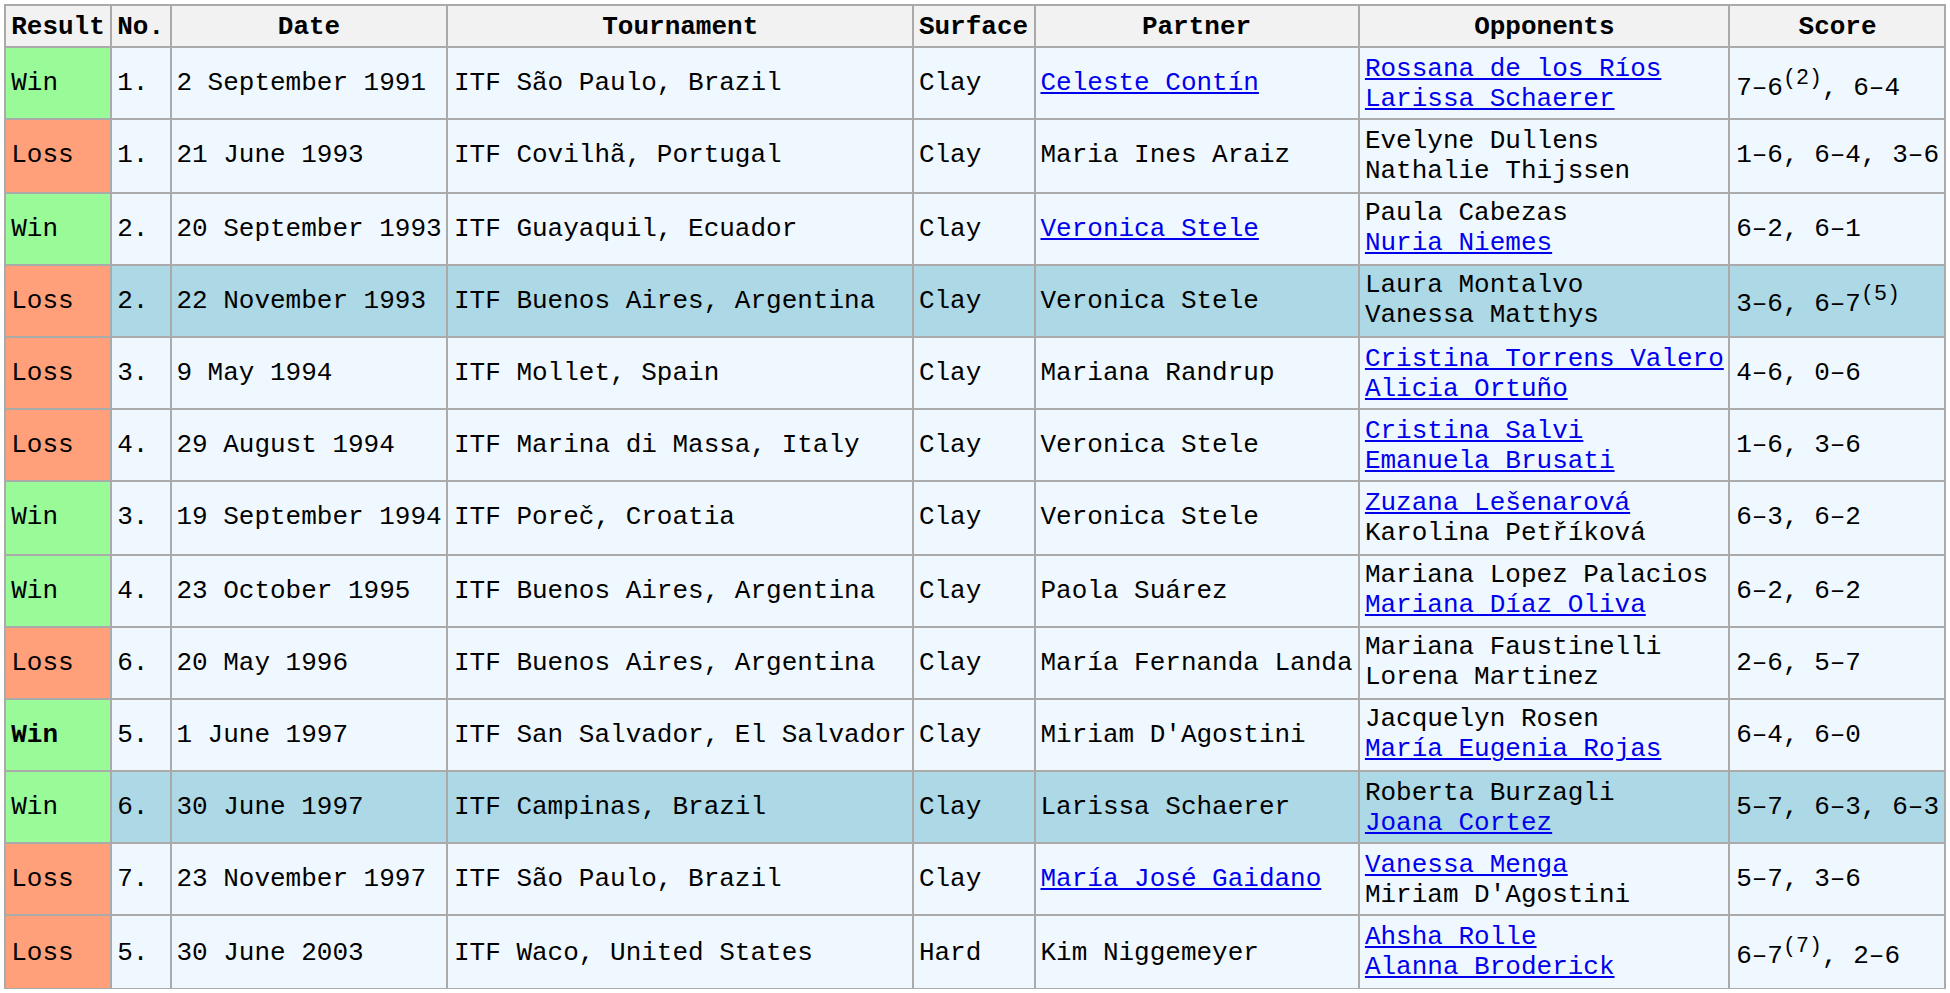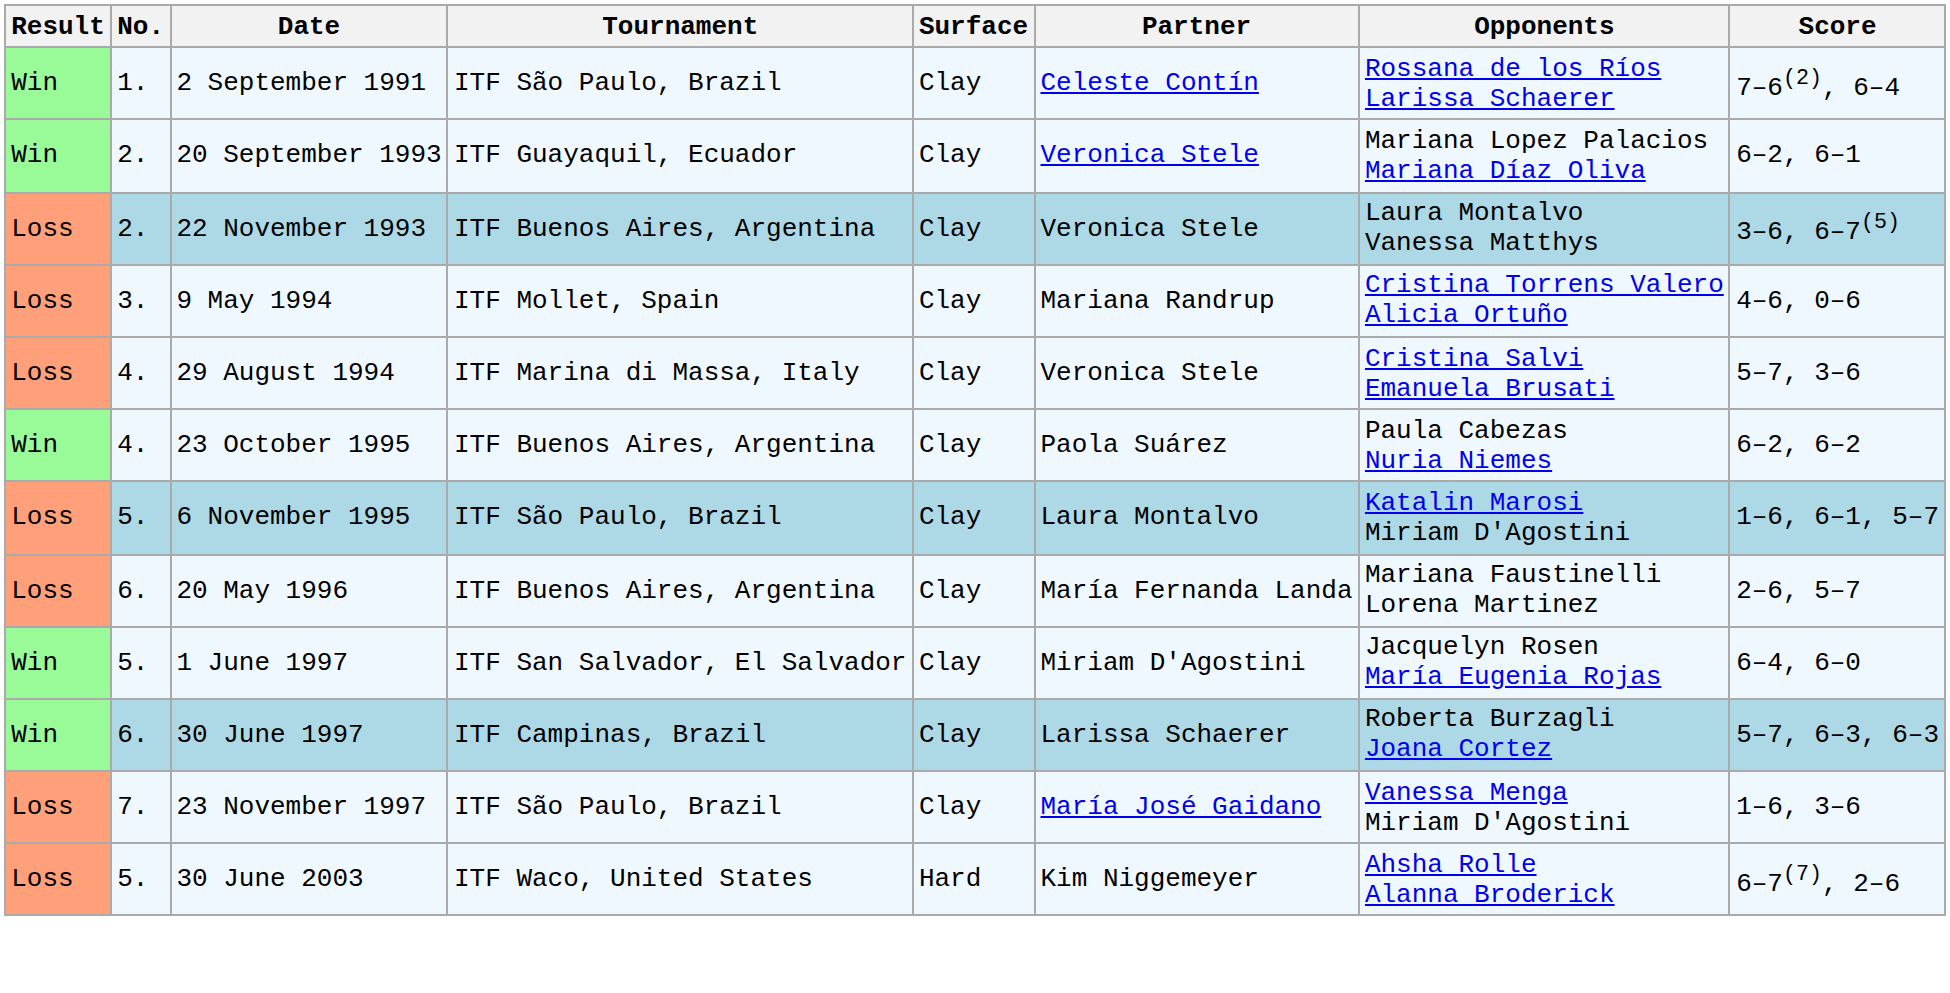- row: (270, 156)
(1466, 228) Paula Cabezas Nuria Niemes -> (1537, 156) Mariana Lopez Palacios Mariana Díaz Oliva
(1799, 445) 1–6, 3–6 -> (1799, 373) 5–7, 3–6
- row: (309, 518)
(1537, 590) Mariana Lopez Palacios Mariana Díaz Oliva -> (1466, 445) Paula Cabezas Nuria Niemes
+ row: (293, 518)
(35, 735) bold -> (35, 663) normal
(1799, 880) 5–7, 3–6 -> (1799, 807) 1–6, 3–6
